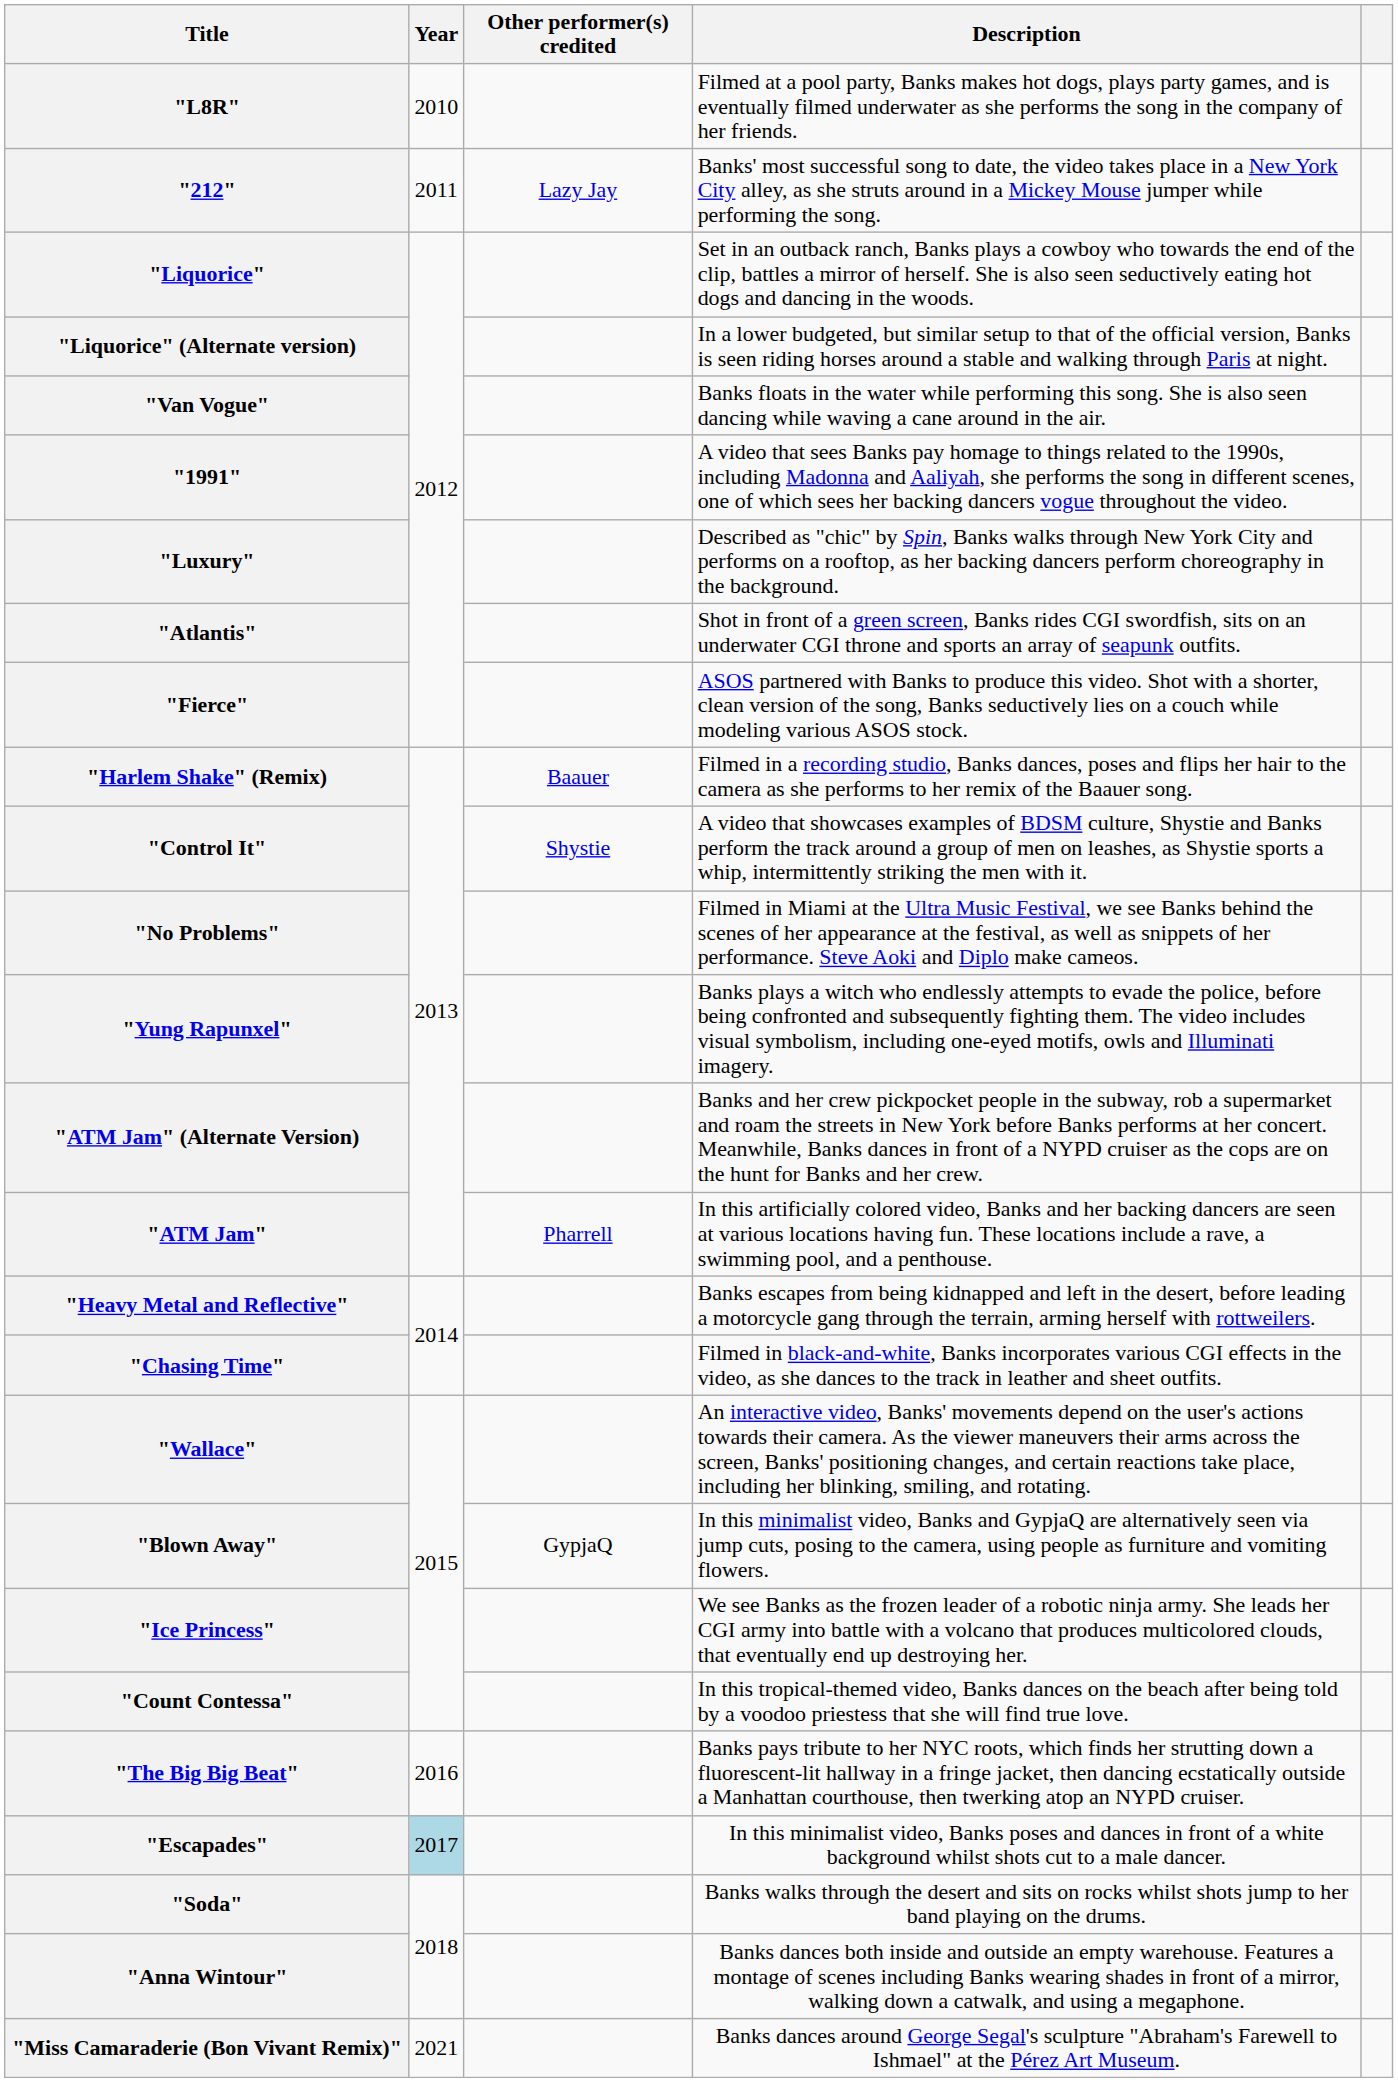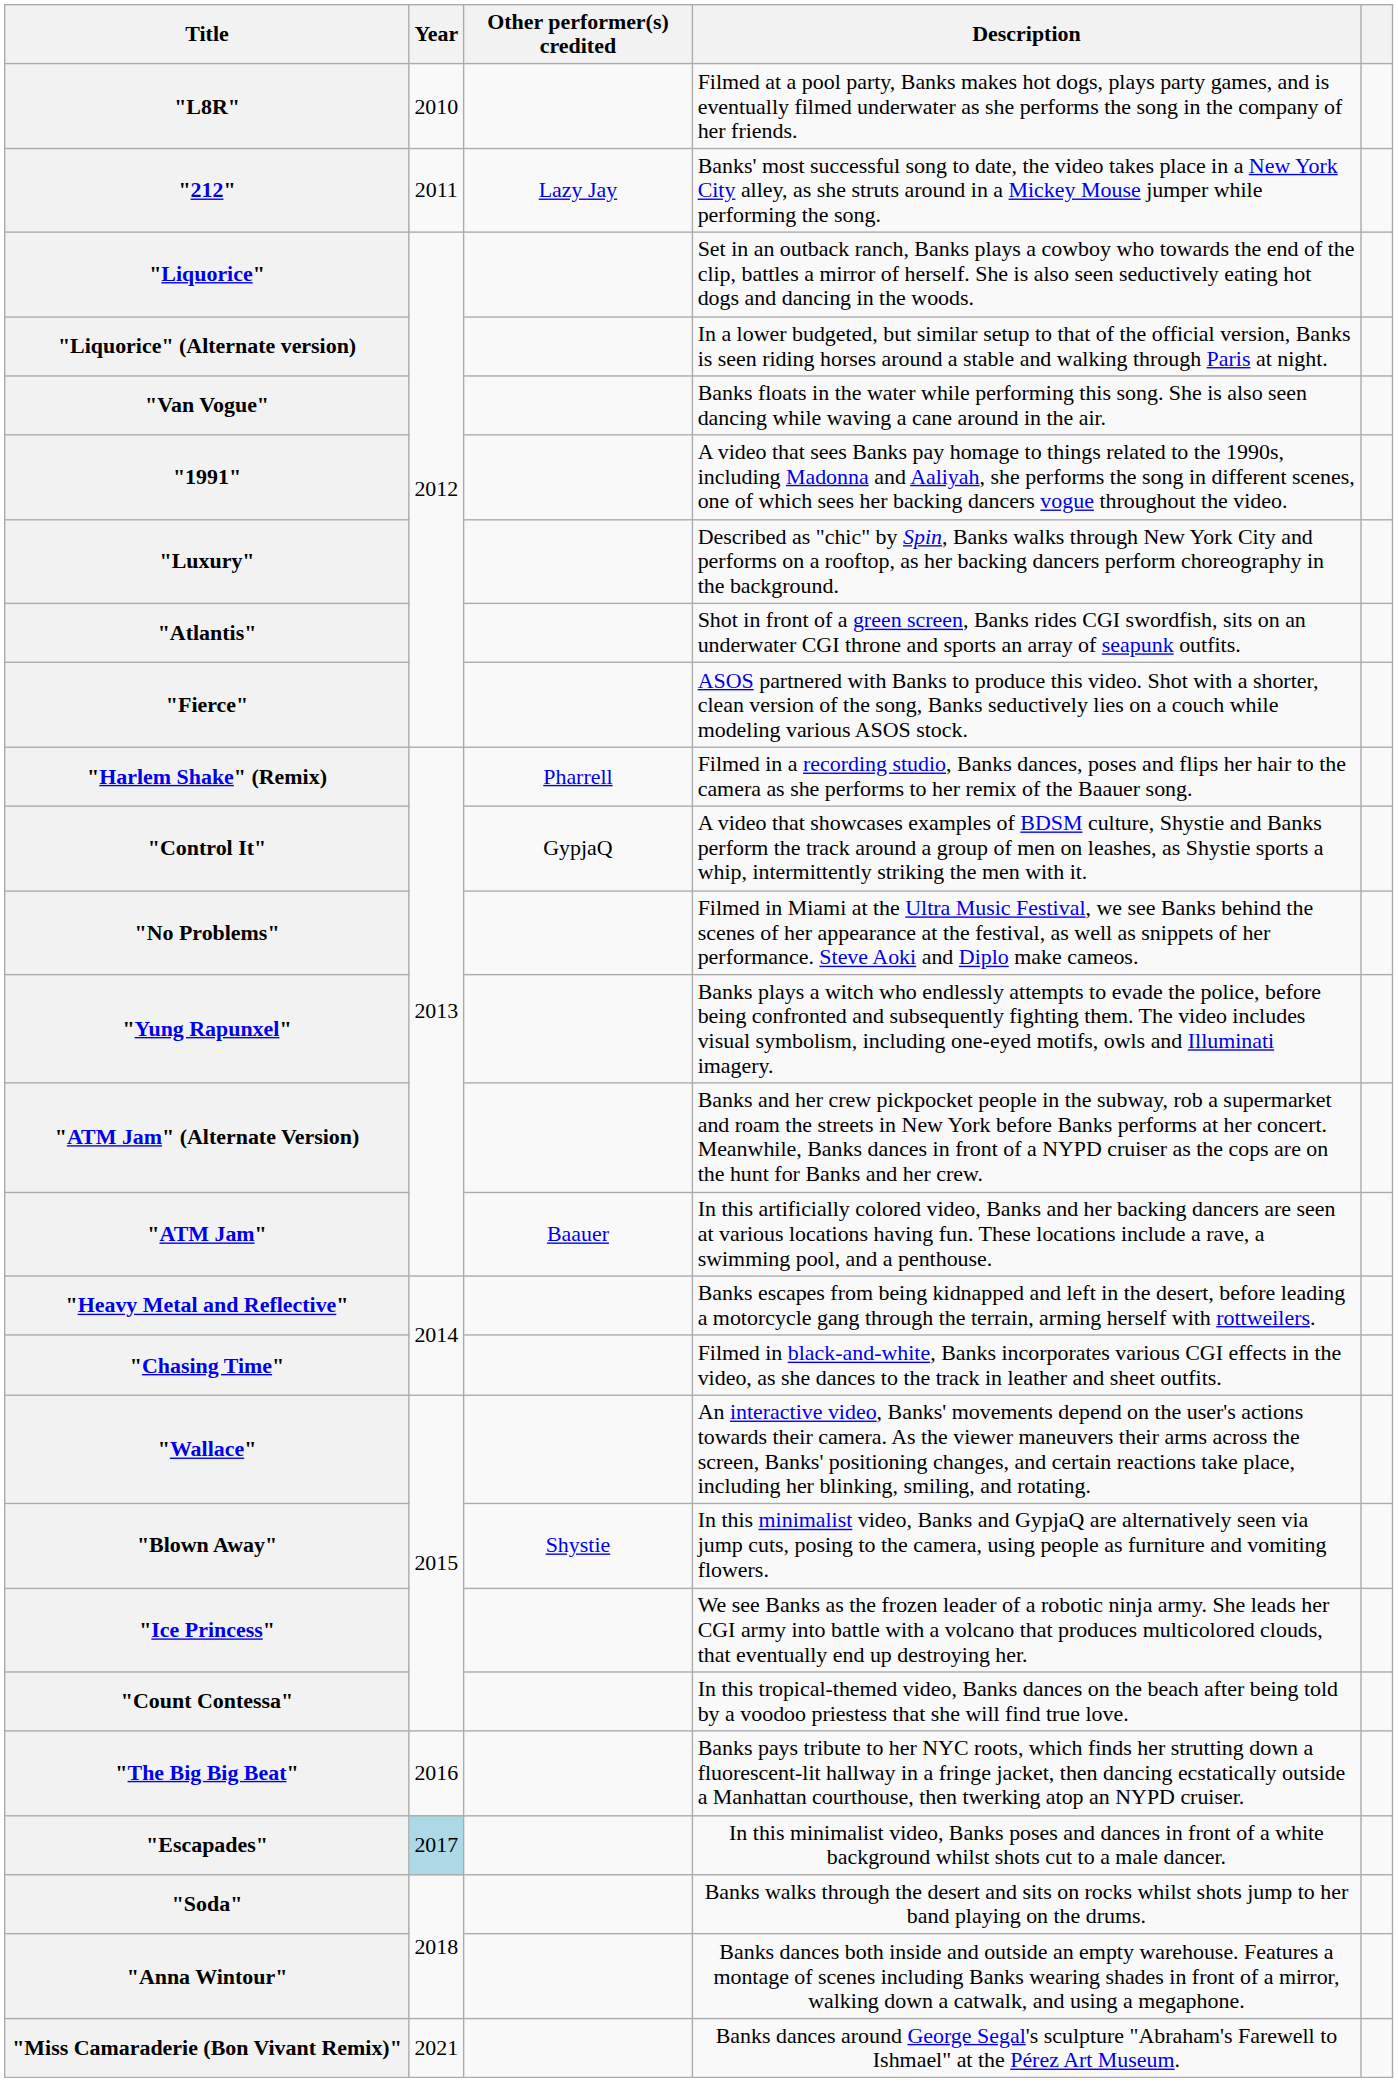(578, 776) Baauer -> (578, 776) Pharrell
(578, 848) Shystie -> (578, 848) GypjaQ
(578, 1233) Pharrell -> (578, 1233) Baauer
(578, 1545) GypjaQ -> (578, 1545) Shystie
